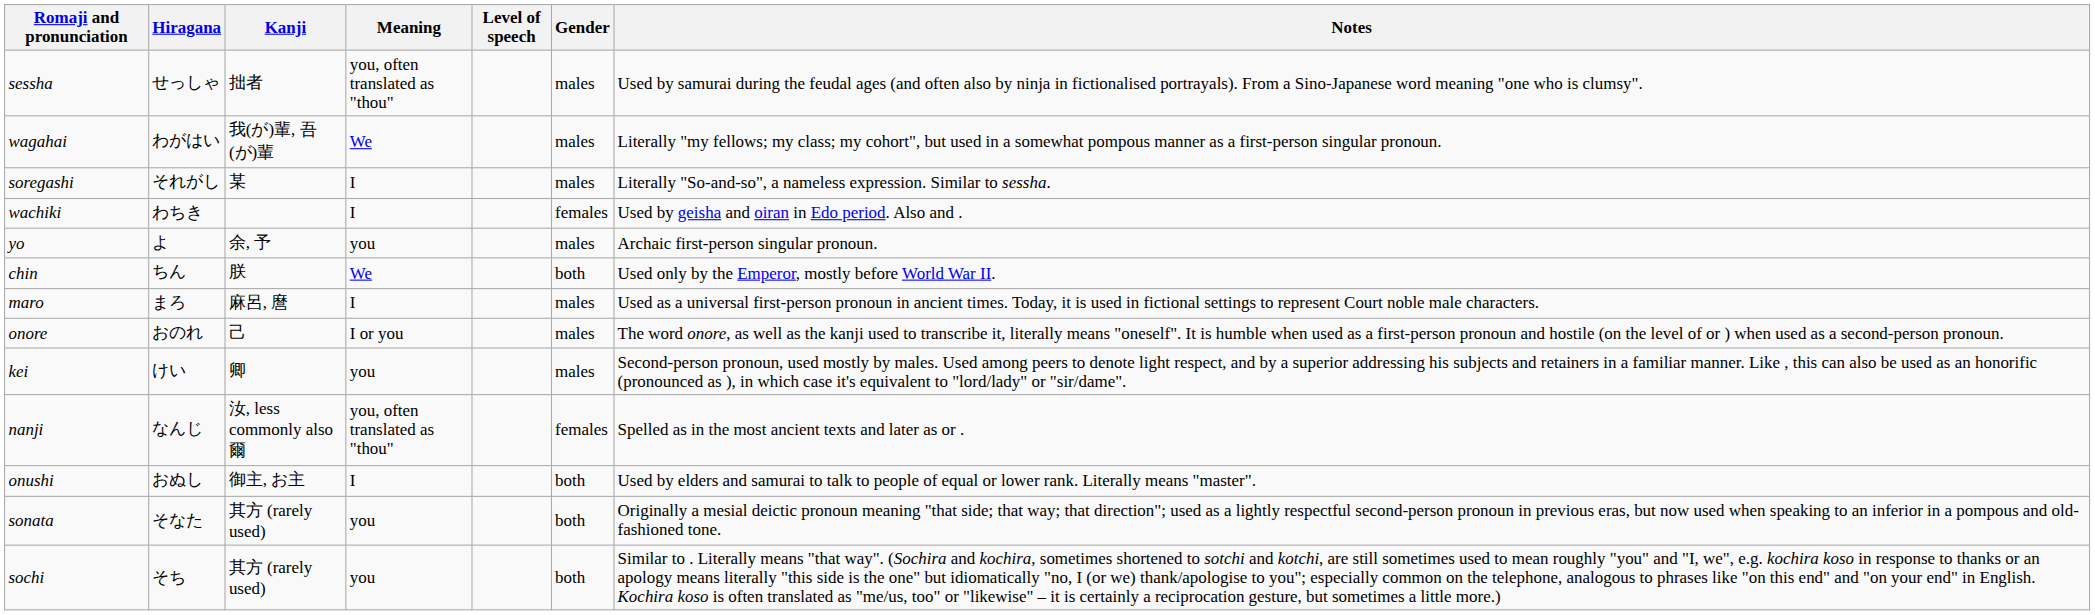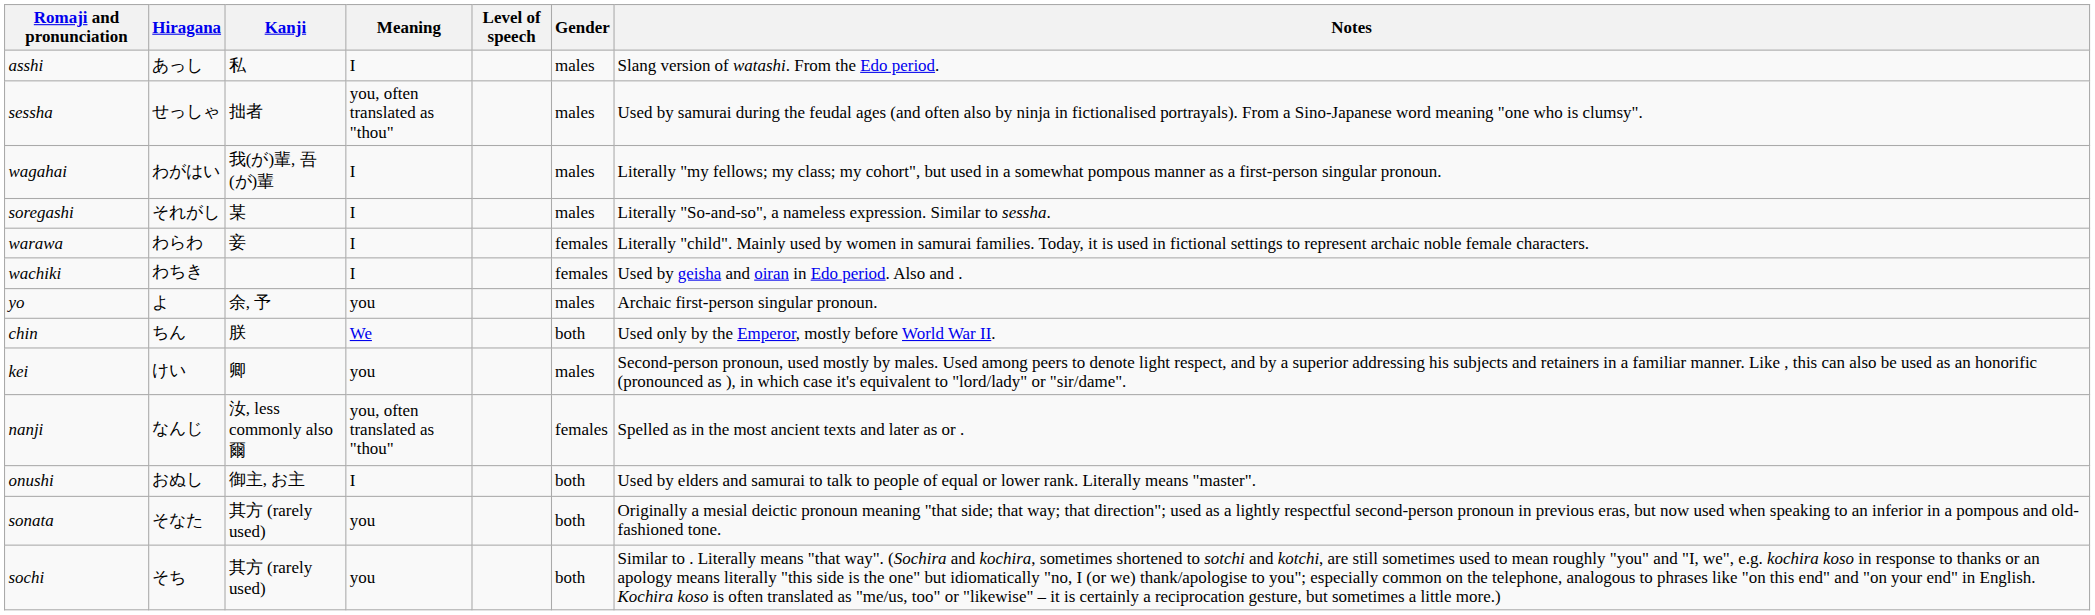+ row: (26, 65)
(361, 141) We -> (353, 171) I
+ row: (36, 243)
- row: (26, 303)
- row: (28, 333)
